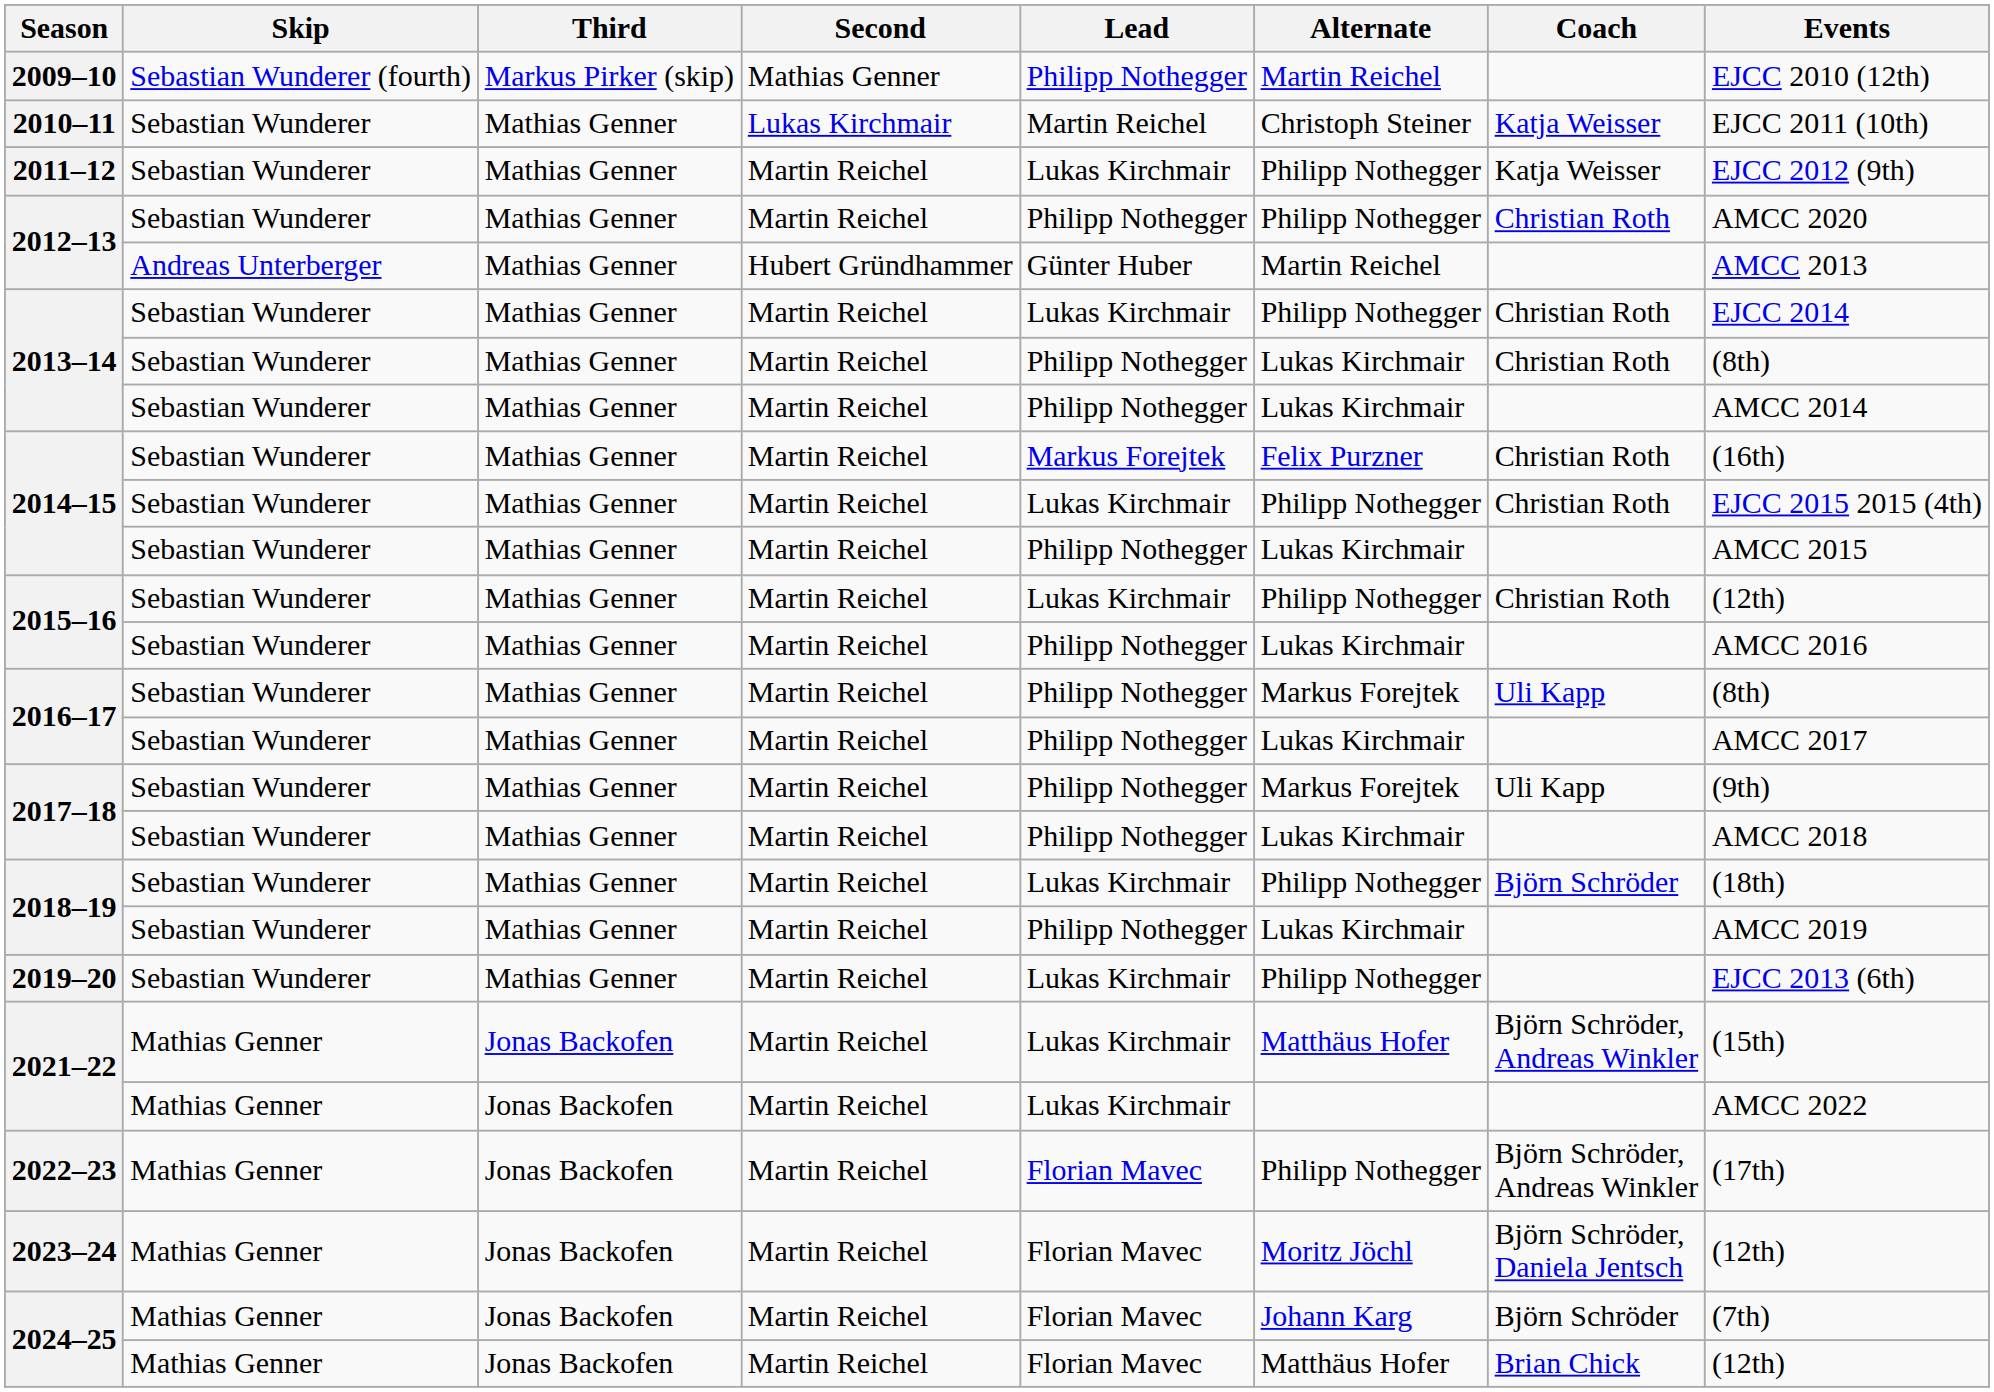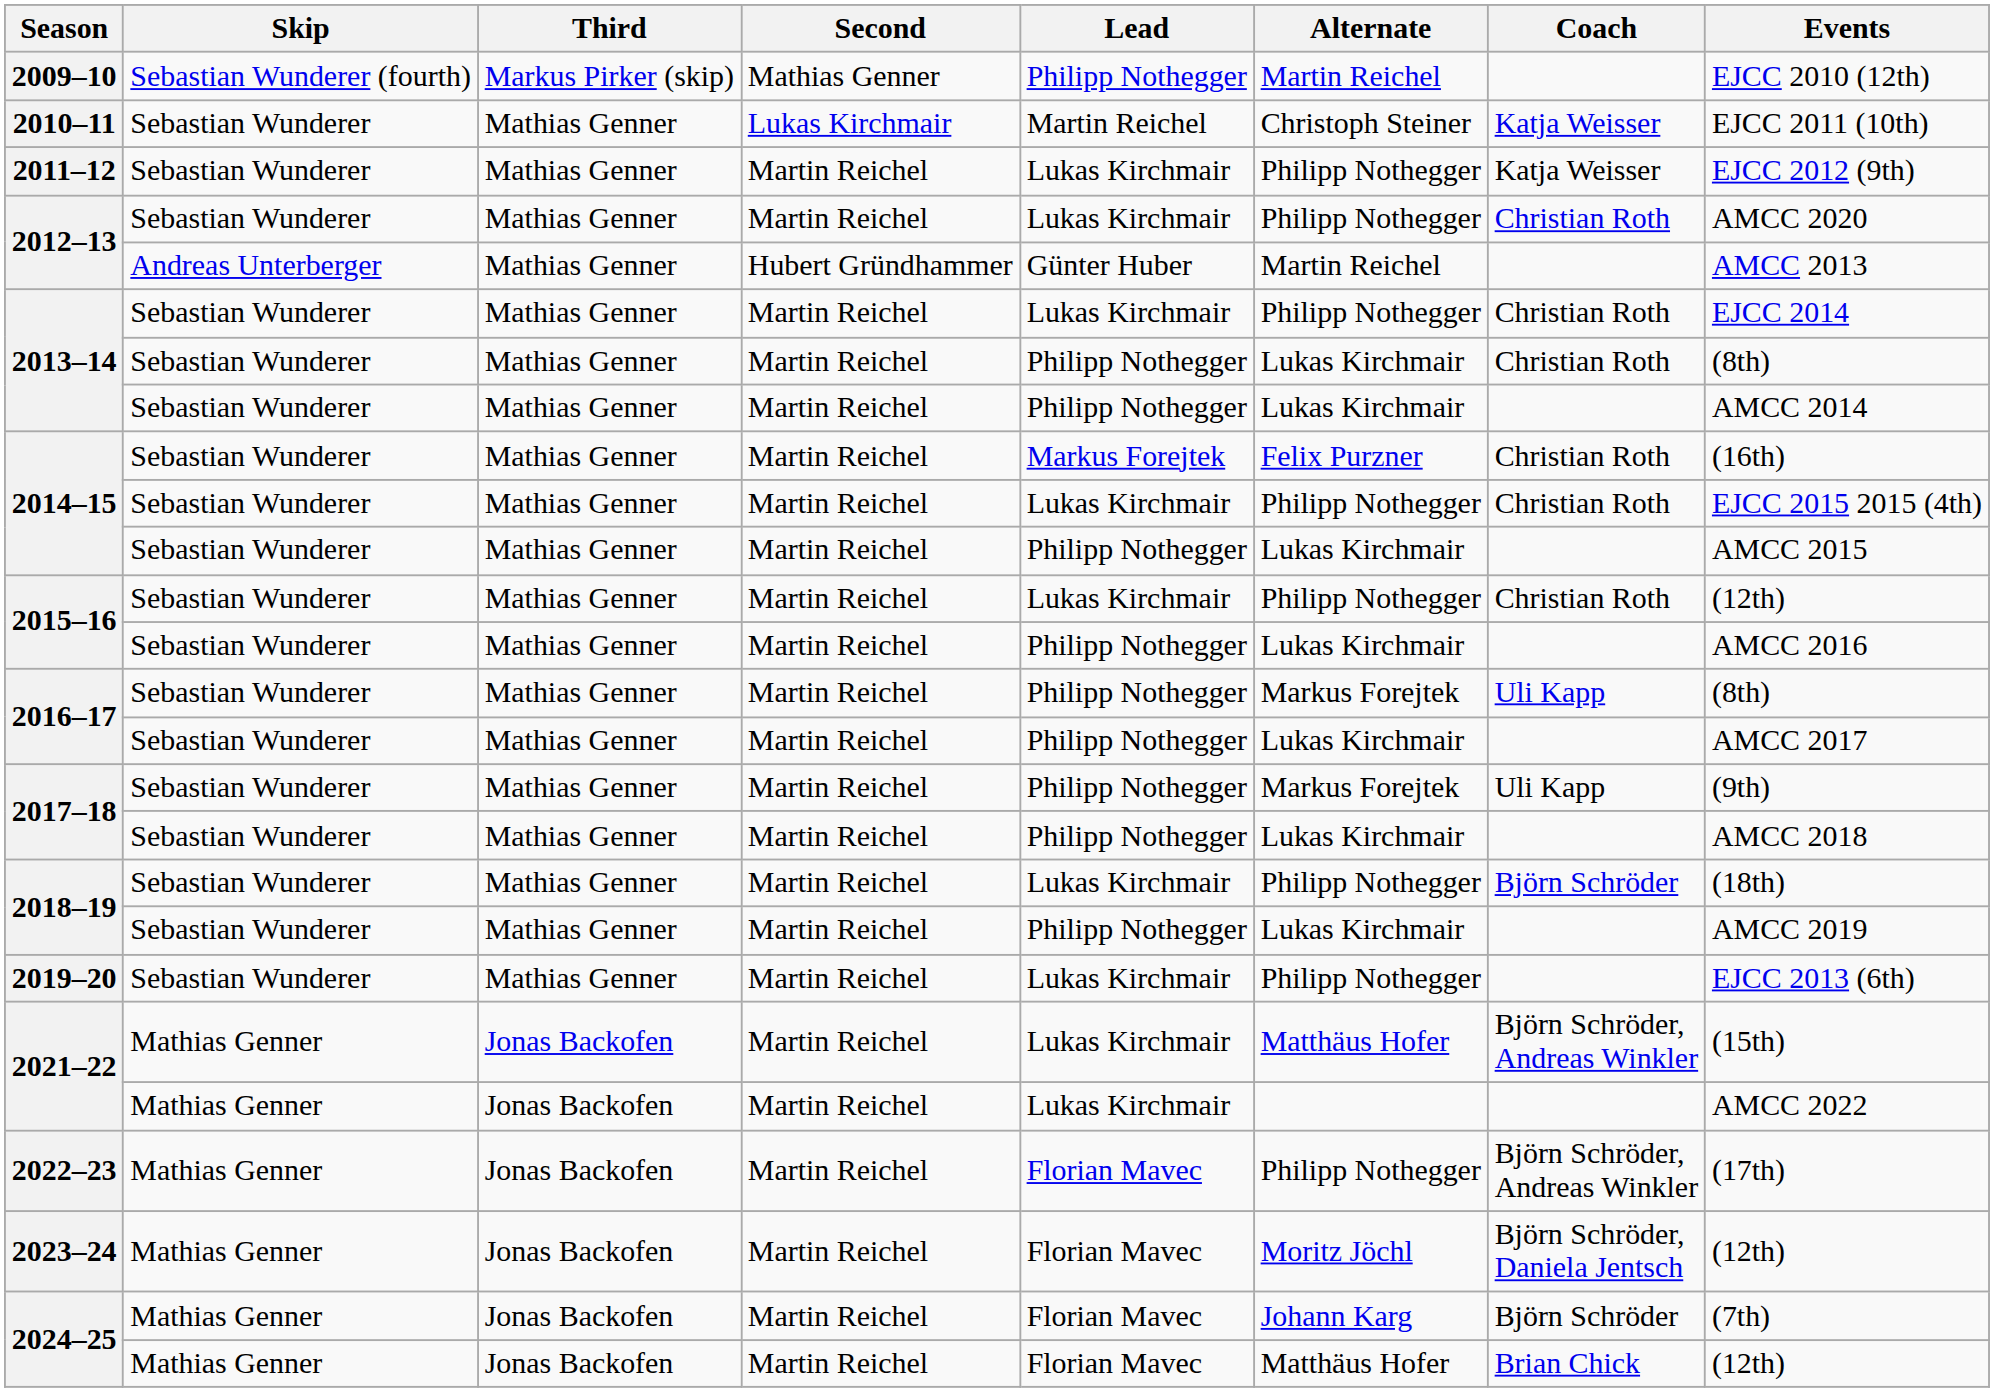(1137, 218) Philipp Nothegger -> (1128, 218) Lukas Kirchmair
